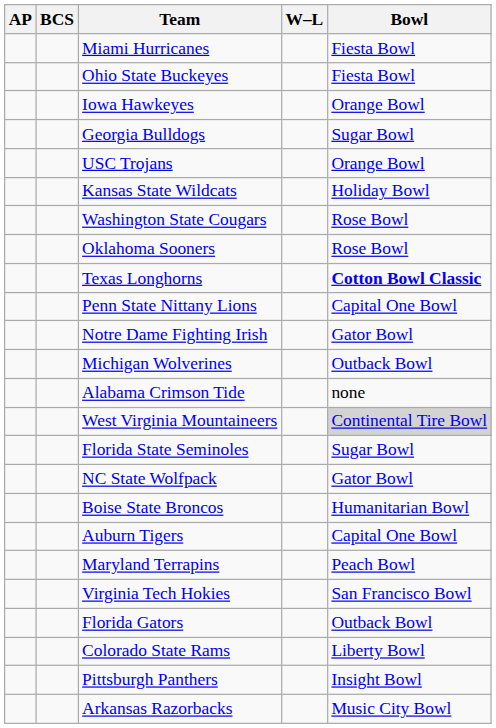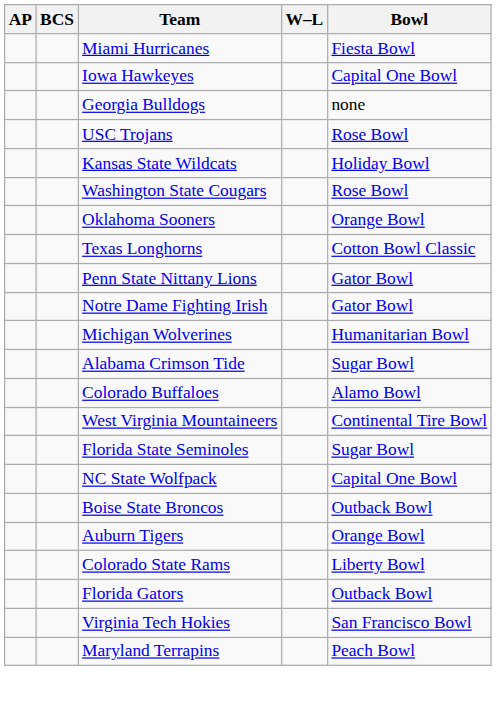- row: (155, 76)
(378, 105) Orange Bowl -> (394, 76) Capital One Bowl
(373, 134) Sugar Bowl -> (348, 105) none
(378, 162) Orange Bowl -> (370, 134) Rose Bowl
(370, 249) Rose Bowl -> (378, 220) Orange Bowl
(406, 277) bold -> (403, 249) normal
(394, 306) Capital One Bowl -> (372, 277) Gator Bowl
(382, 364) Outback Bowl -> (400, 335) Humanitarian Bowl
(348, 392) none -> (373, 364) Sugar Bowl
+ row: (150, 392)
(409, 421) lightgrey background -> (409, 421) no background
(372, 479) Gator Bowl -> (394, 479) Capital One Bowl
(400, 507) Humanitarian Bowl -> (382, 507) Outback Bowl
(394, 536) Capital One Bowl -> (378, 536) Orange Bowl
rows swapped: (151, 565) <-> (156, 651)
rows swapped: (156, 594) <-> (133, 622)
- row: (150, 680)
- row: (157, 708)
